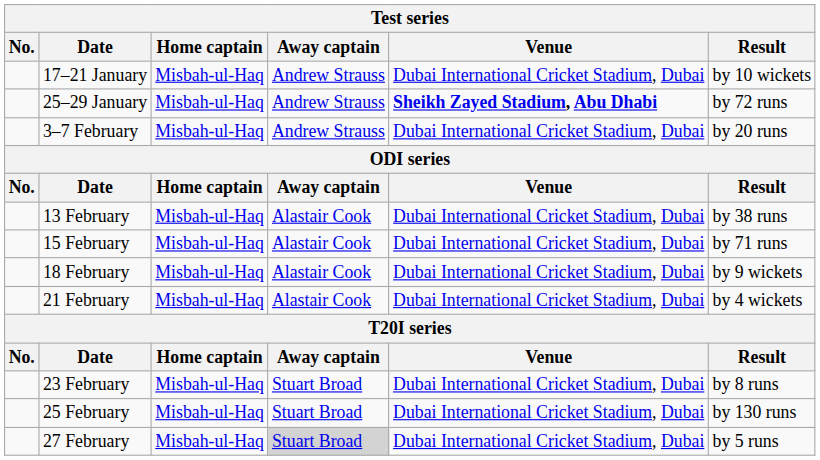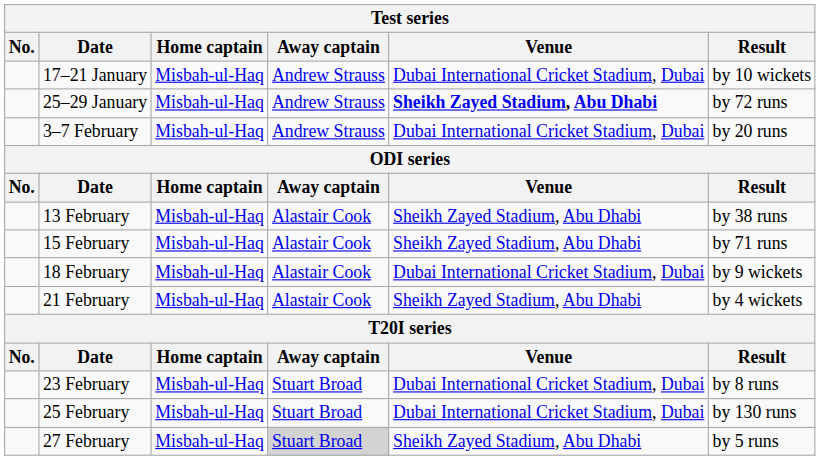(549, 215) Dubai International Cricket Stadium, Dubai -> (517, 215) Sheikh Zayed Stadium, Abu Dhabi
(549, 243) Dubai International Cricket Stadium, Dubai -> (517, 243) Sheikh Zayed Stadium, Abu Dhabi
(549, 300) Dubai International Cricket Stadium, Dubai -> (517, 300) Sheikh Zayed Stadium, Abu Dhabi
(549, 441) Dubai International Cricket Stadium, Dubai -> (517, 441) Sheikh Zayed Stadium, Abu Dhabi
